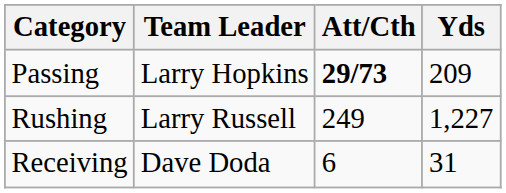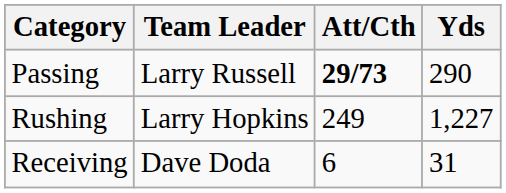(225, 72) Larry Hopkins -> (218, 72) Larry Russell
(450, 72) 209 -> (450, 72) 290
(218, 118) Larry Russell -> (225, 118) Larry Hopkins
